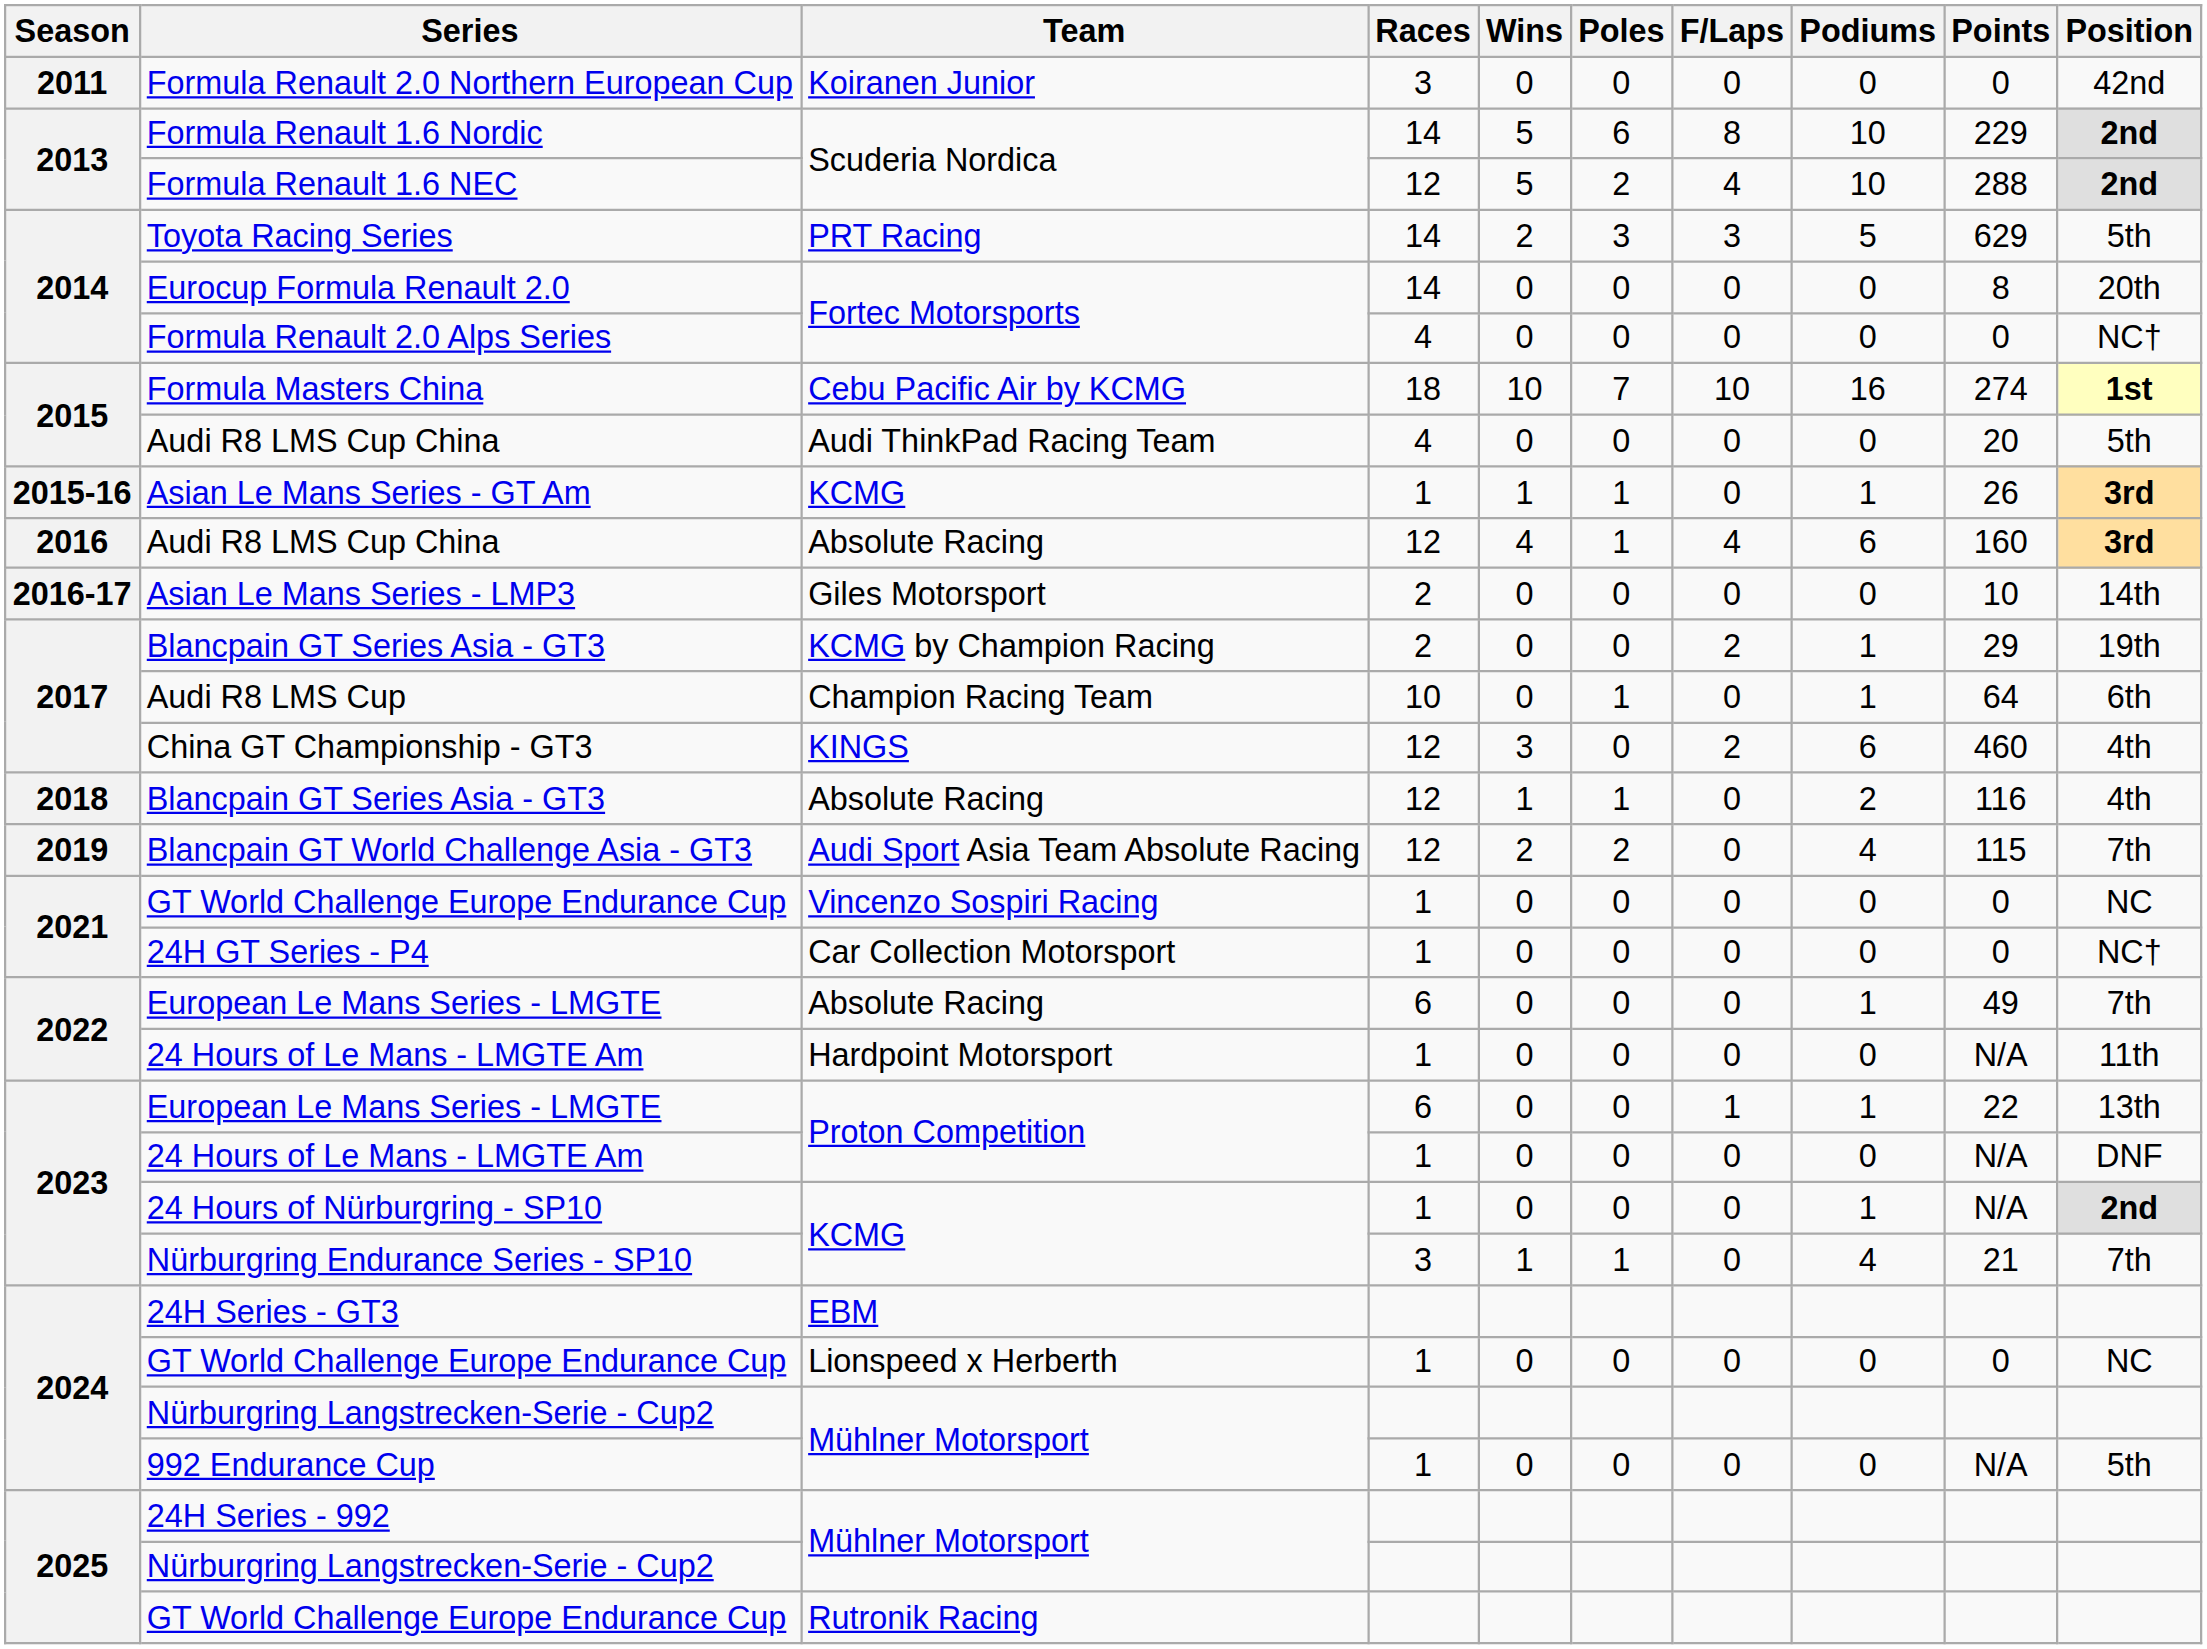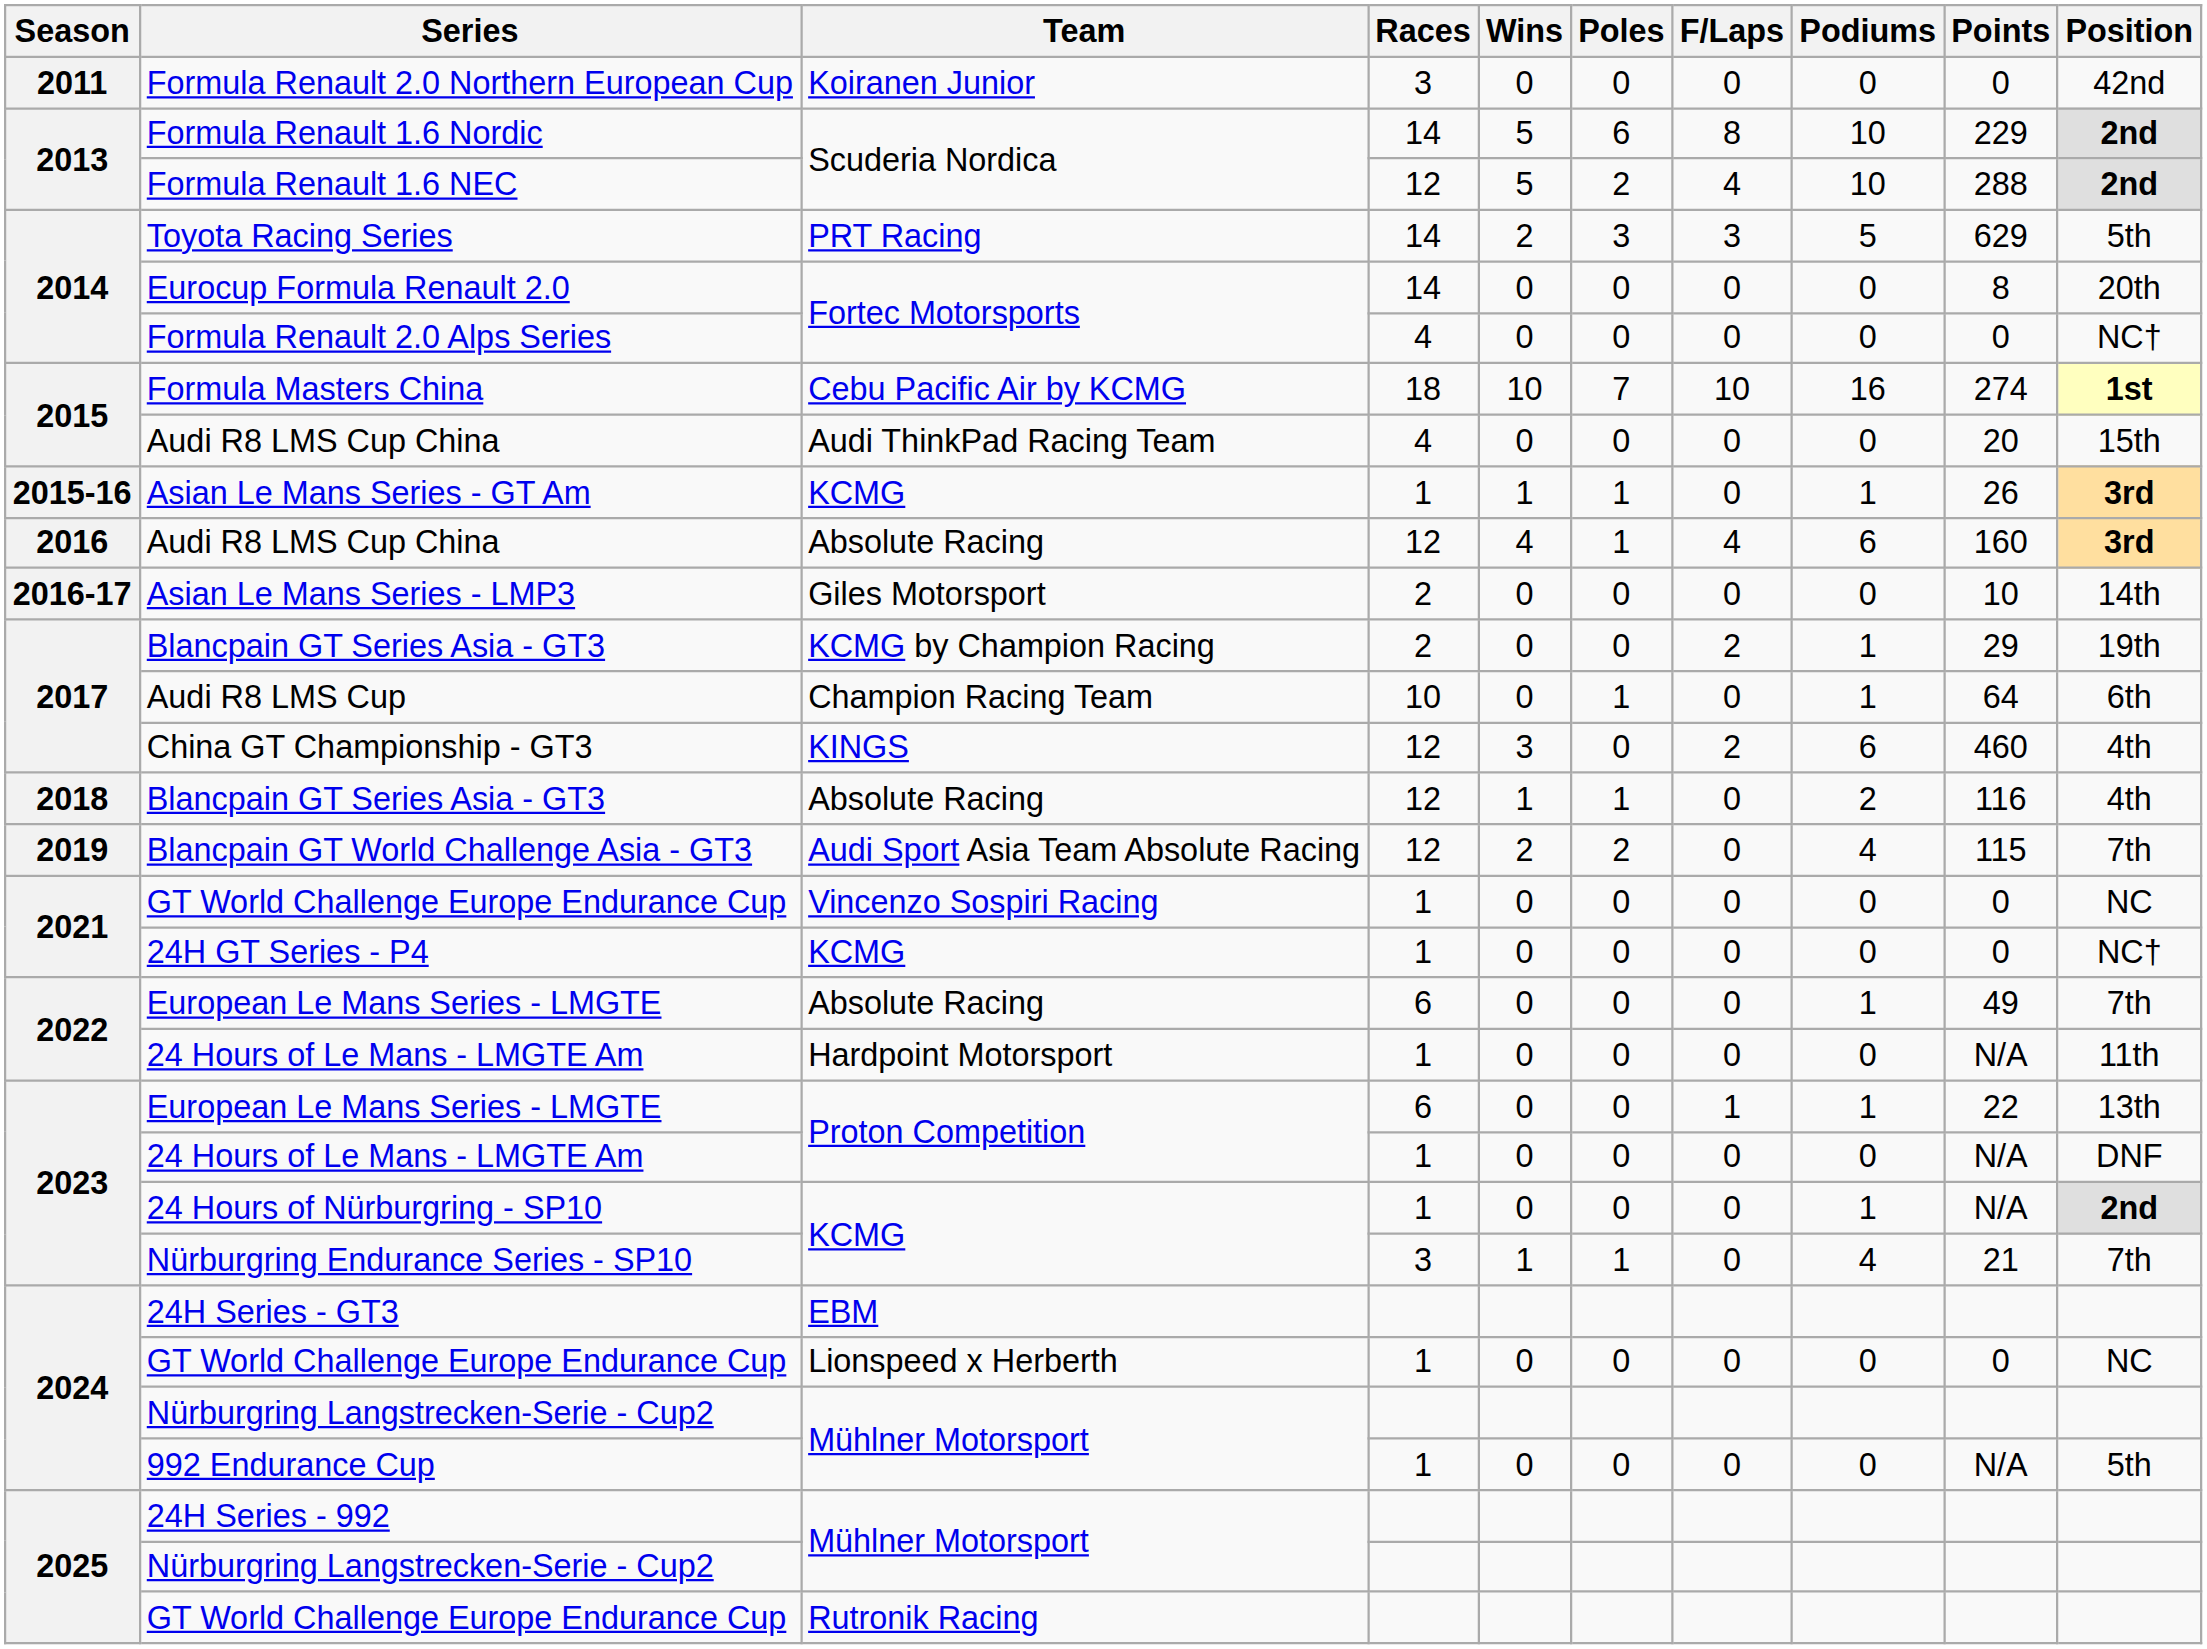(2129, 441) 5th -> (2129, 441) 15th
(992, 952) Car Collection Motorsport -> (857, 952) KCMG
